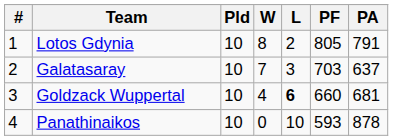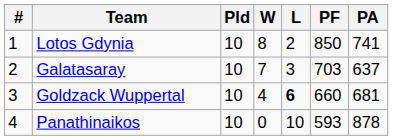(328, 43) 805 -> (328, 43) 850
(366, 43) 791 -> (366, 43) 741
